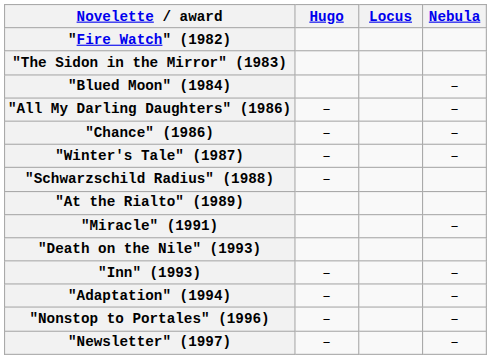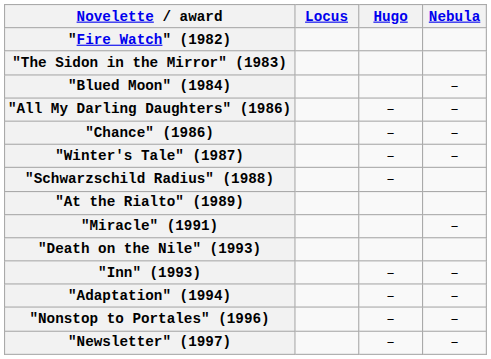columns swapped: (327, 16) <-> (391, 16)
